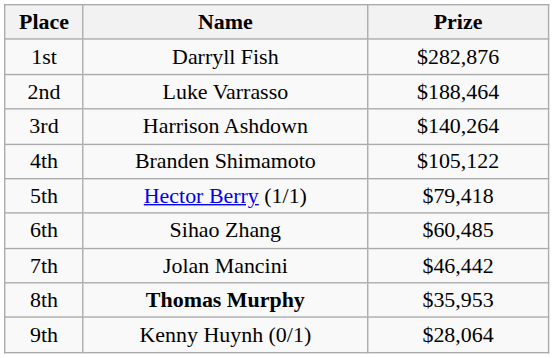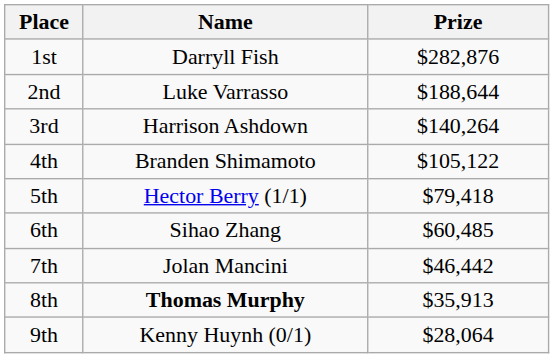(458, 91) $188,464 -> (458, 91) $188,644
(458, 299) $35,953 -> (458, 299) $35,913
